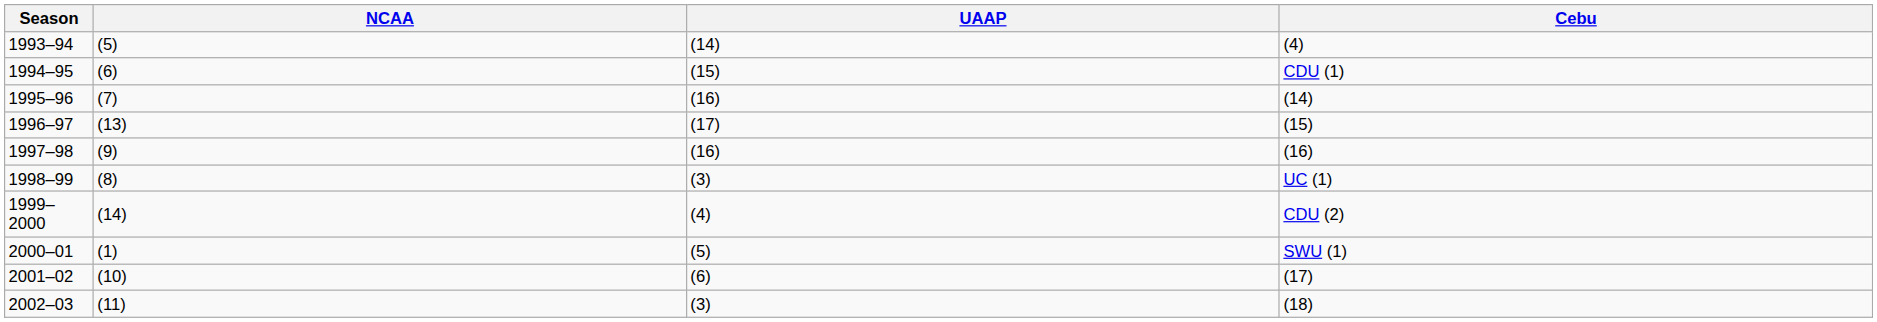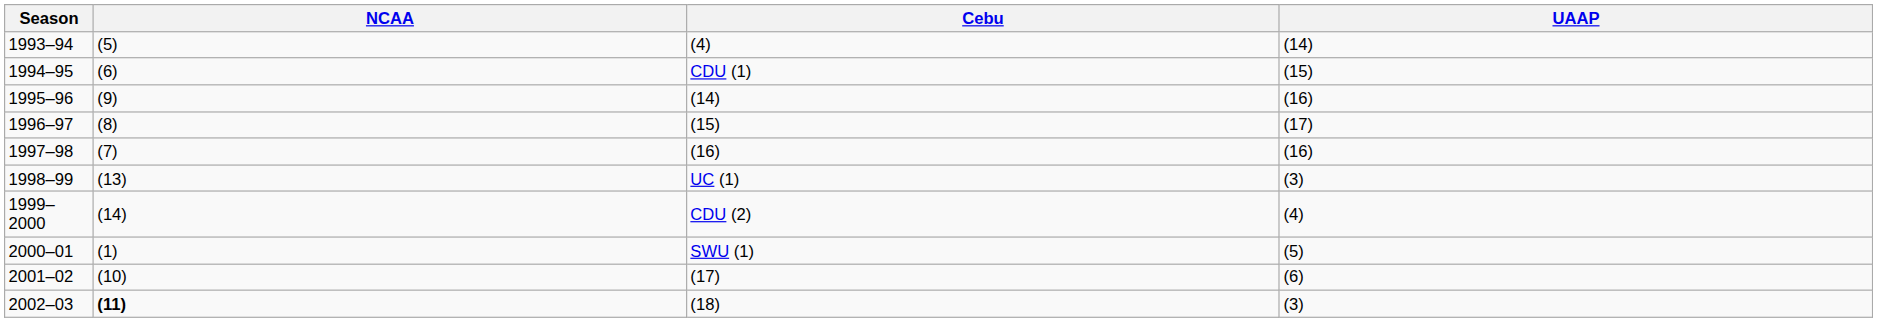columns swapped: (983, 18) <-> (1576, 18)
(108, 98) (7) -> (108, 98) (9)
(112, 125) (13) -> (108, 125) (8)
(108, 152) (9) -> (108, 152) (7)
(108, 178) (8) -> (112, 178) (13)
(112, 304) normal -> (112, 304) bold
